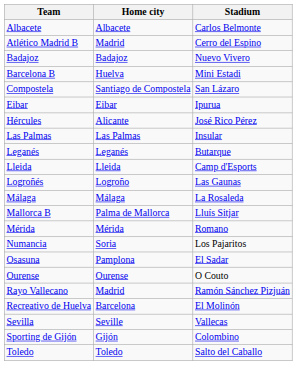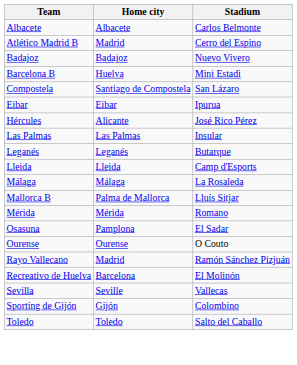- row: (25, 182)
- row: (27, 244)
